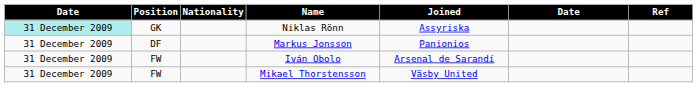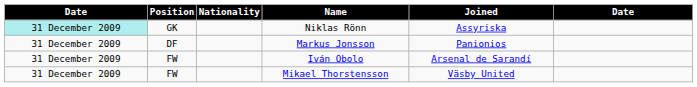- column: (661, 12)
